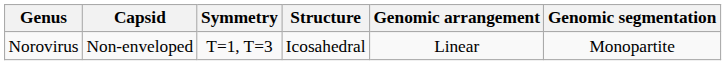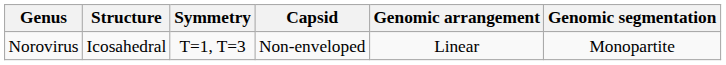columns swapped: (326, 18) <-> (140, 18)
